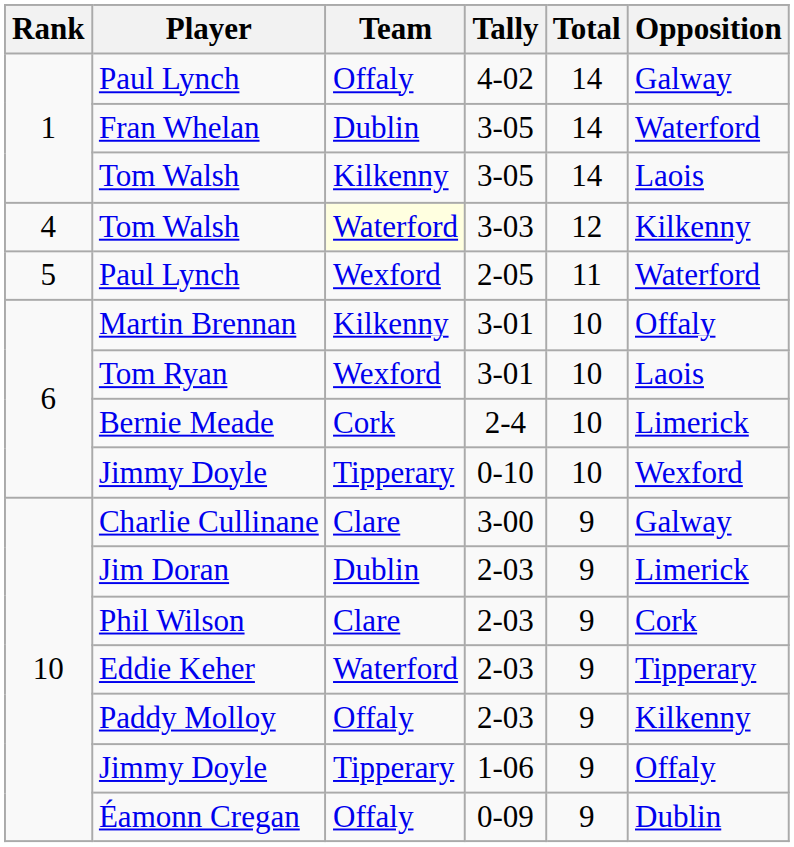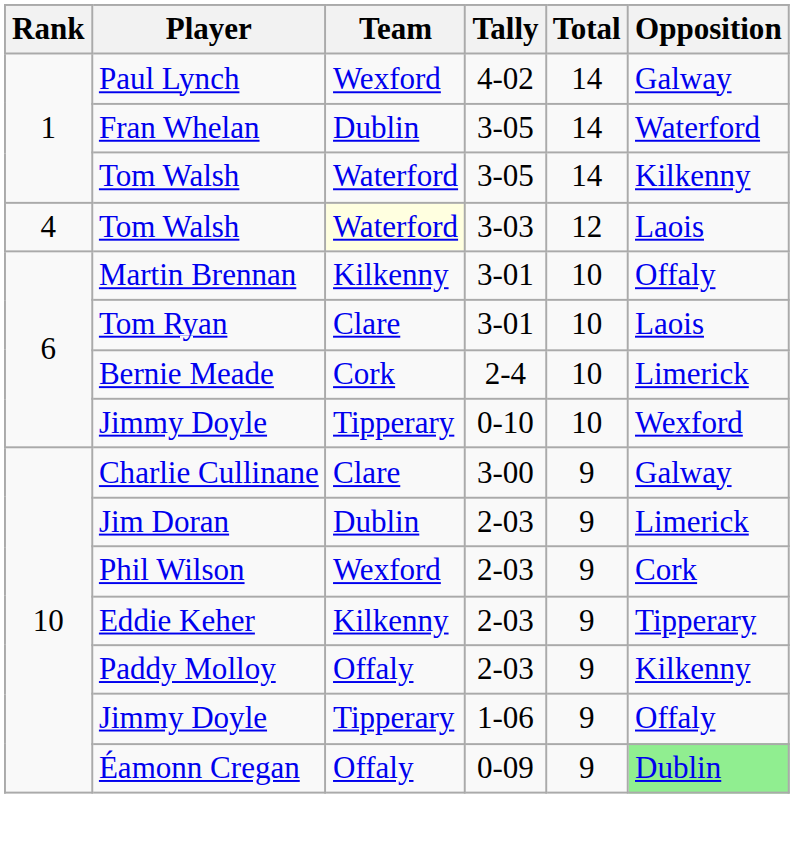(373, 78) Offaly -> (387, 78) Wexford
(391, 176) Kilkenny -> (396, 176) Waterford
(669, 176) Laois -> (693, 176) Kilkenny
(693, 226) Kilkenny -> (669, 226) Laois
- row: (169, 275)
(387, 373) Wexford -> (367, 324) Clare
(367, 619) Clare -> (387, 570) Wexford
(396, 669) Waterford -> (391, 619) Kilkenny
(678, 816) no background -> (678, 767) lightgreen background
